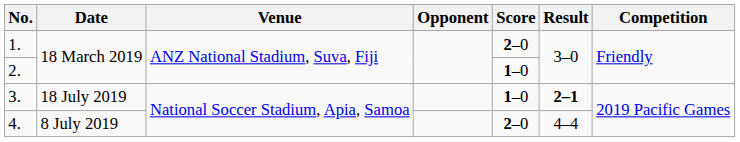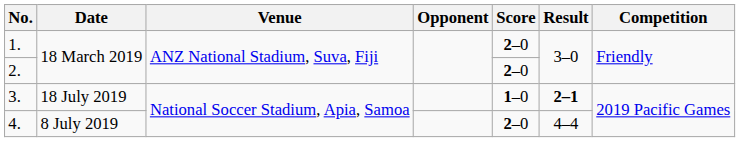(516, 70) 1–0 -> (516, 70) 2–0
